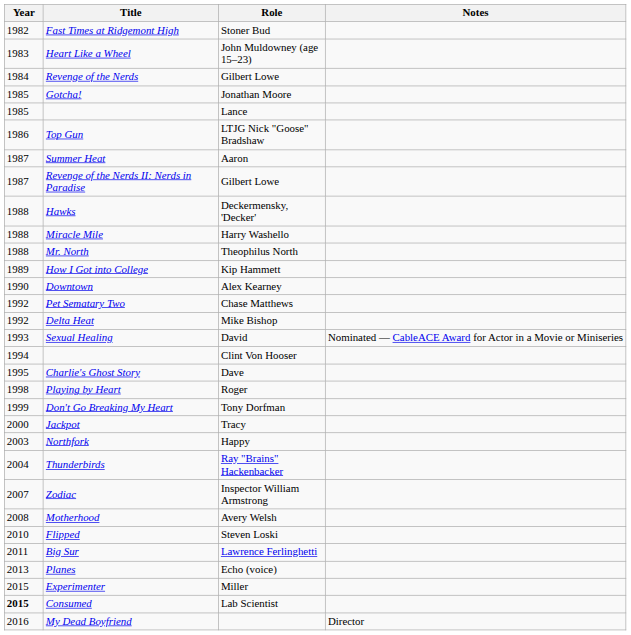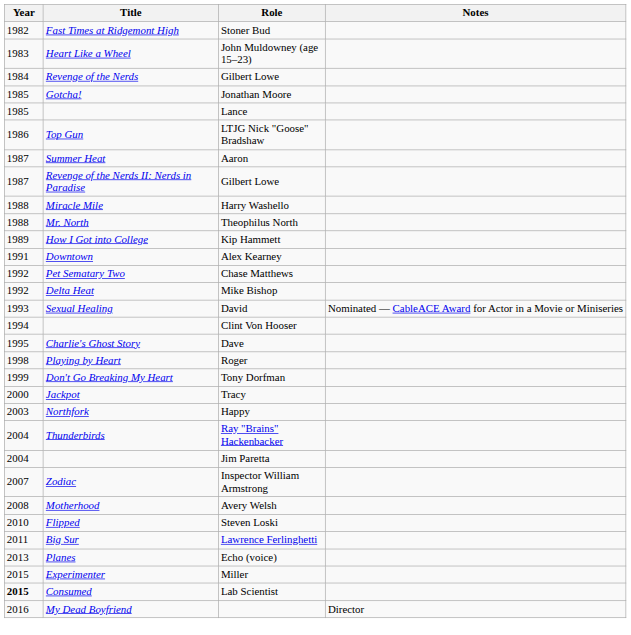- row: (61, 211)
(18, 286) 1990 -> (18, 256) 1991
+ row: (131, 459)
